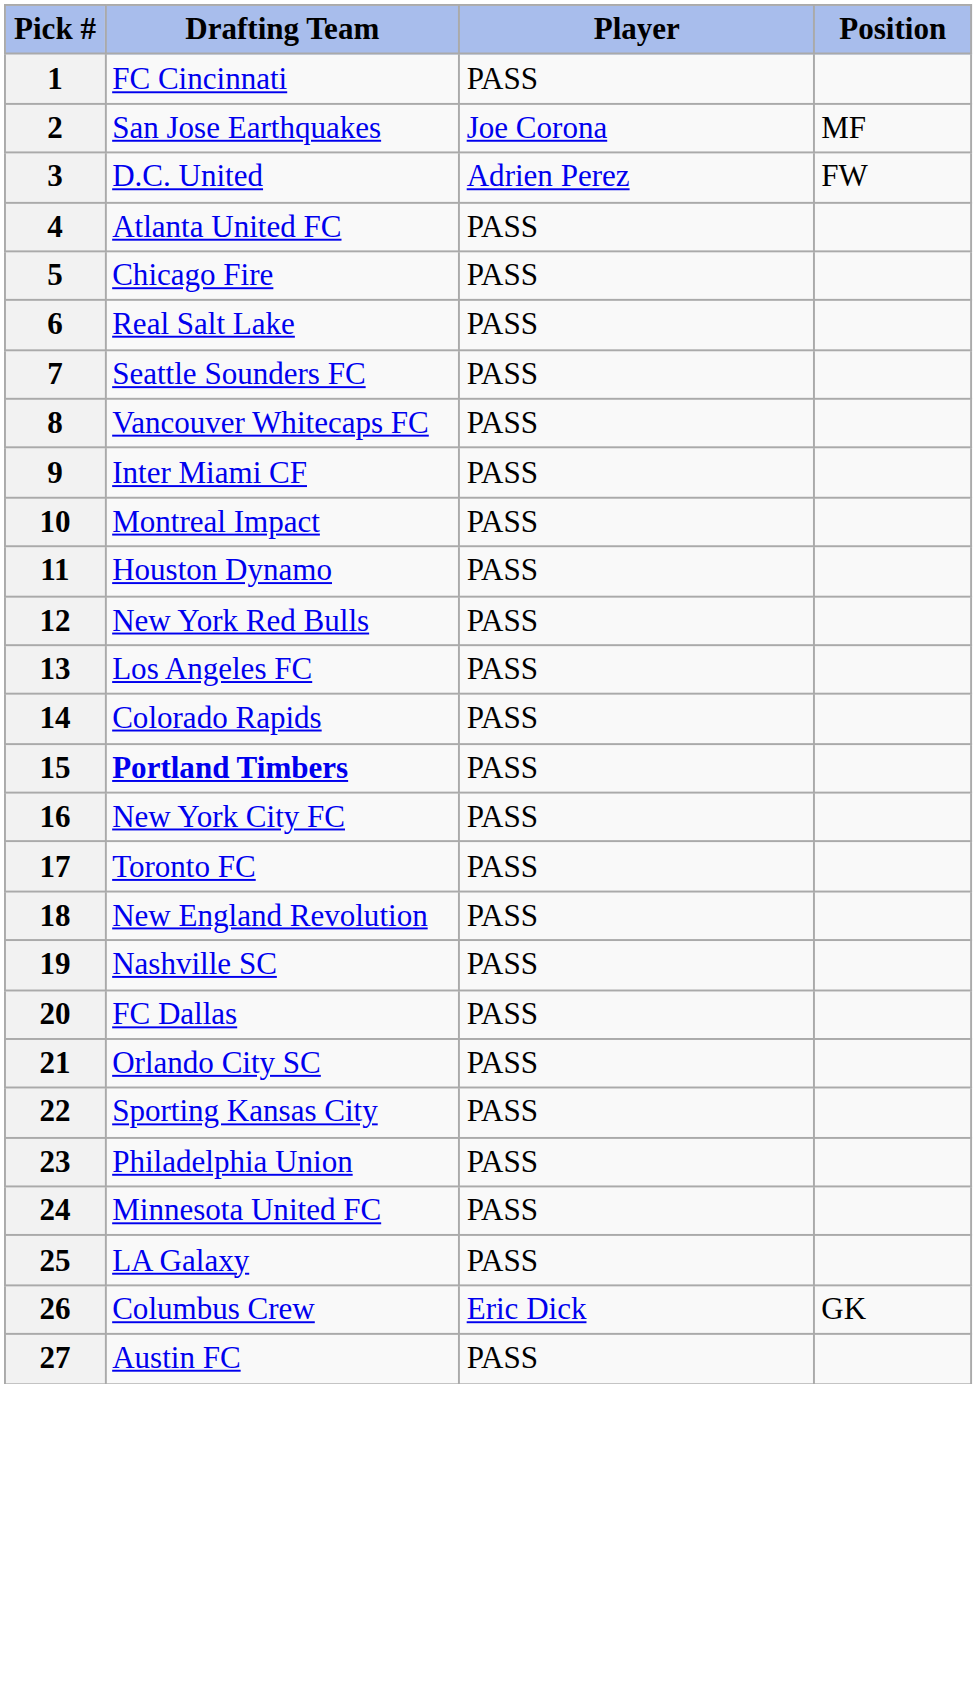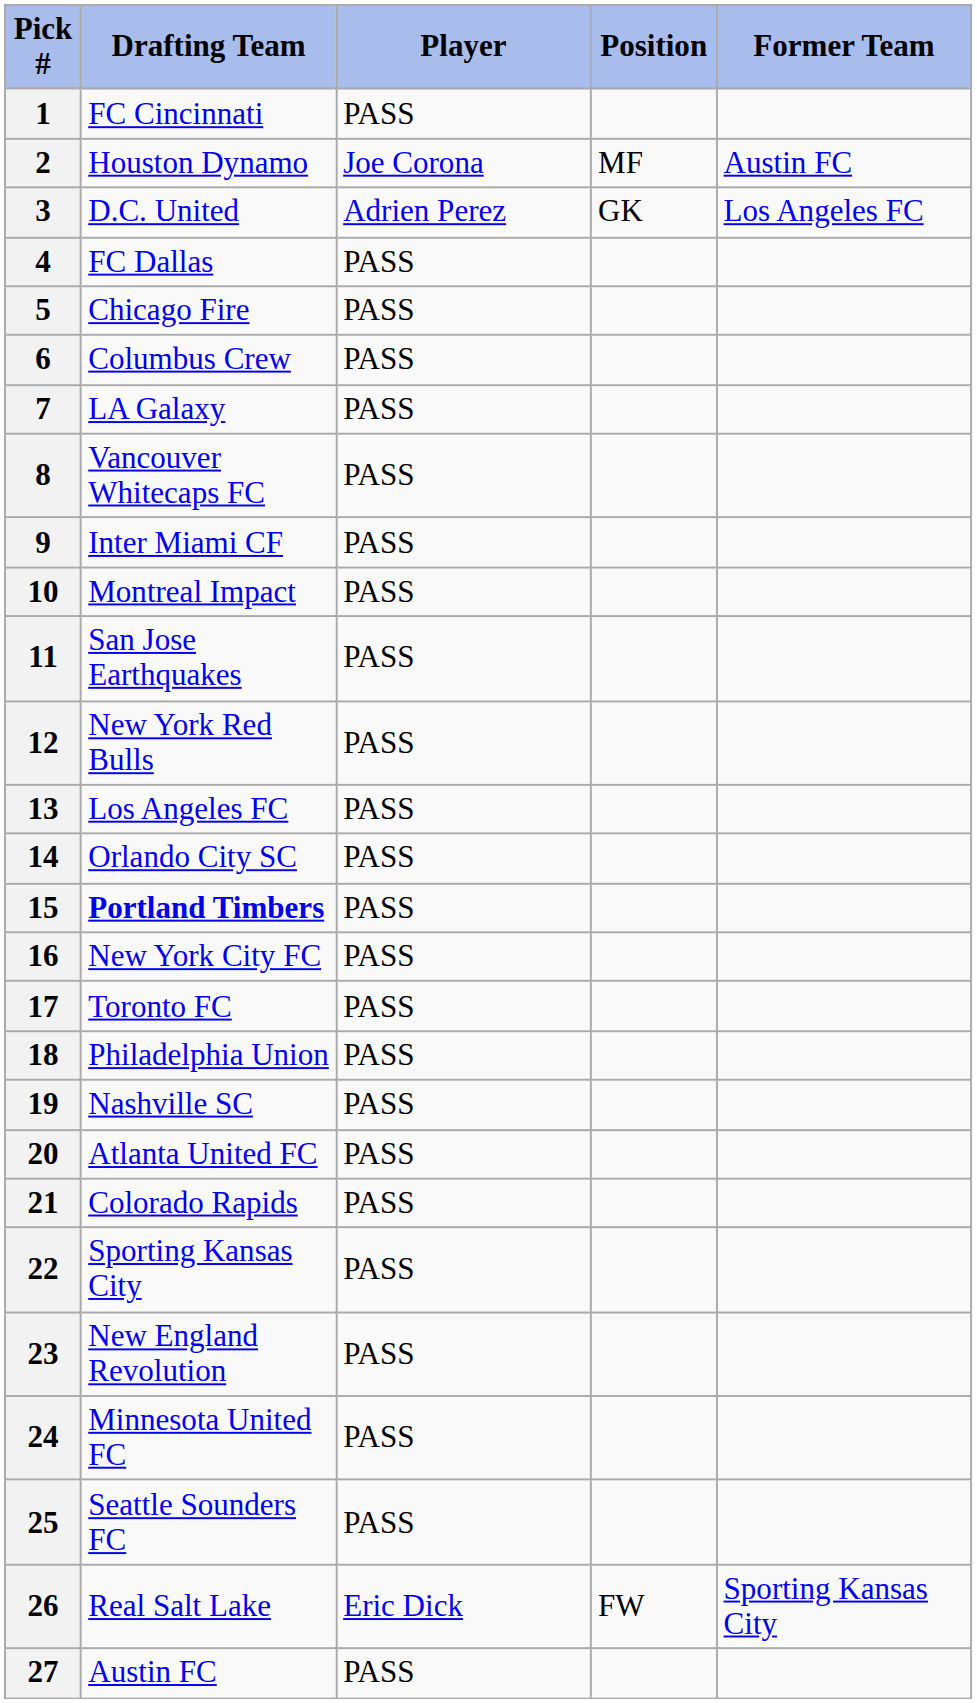+ column: (844, 46)
(247, 127) San Jose Earthquakes -> (198, 162) Houston Dynamo
(845, 176) FW -> (621, 211) GK
(227, 226) Atlanta United FC -> (151, 260) FC Dallas
(204, 324) Real Salt Lake -> (190, 359) Columbus Crew
(239, 373) Seattle Sounders FC -> (157, 408) LA Galaxy
(222, 570) Houston Dynamo -> (165, 657) San Jose Earthquakes
(217, 718) Colorado Rapids -> (193, 857) Orlando City SC
(270, 915) New England Revolution -> (209, 1054) Philadelphia Union
(175, 1013) FC Dallas -> (203, 1153) Atlanta United FC
(216, 1062) Orlando City SC -> (193, 1202) Colorado Rapids
(232, 1161) Philadelphia Union -> (173, 1353) New England Revolution
(181, 1259) LA Galaxy -> (192, 1521) Seattle Sounders FC
(213, 1309) Columbus Crew -> (180, 1605) Real Salt Lake
(844, 1309) GK -> (621, 1605) FW
